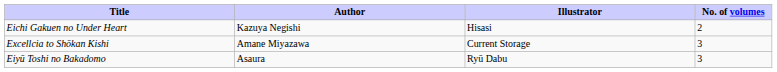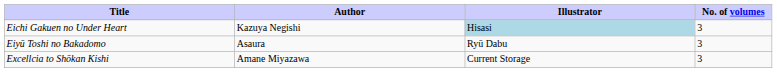(479, 28) no background -> (479, 28) lightblue background
(700, 28) 2 -> (700, 28) 3
rows swapped: (56, 59) <-> (58, 43)
